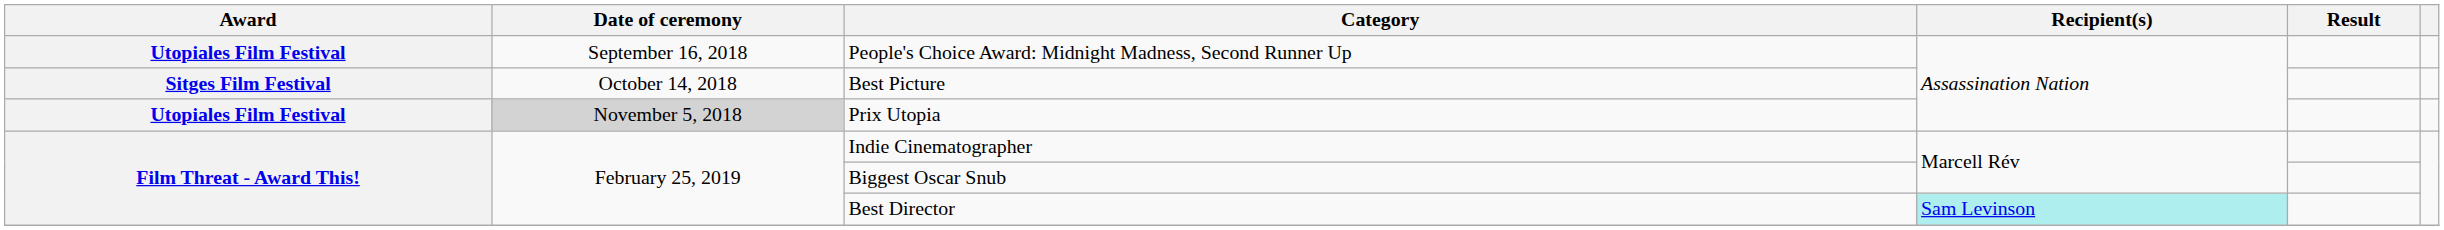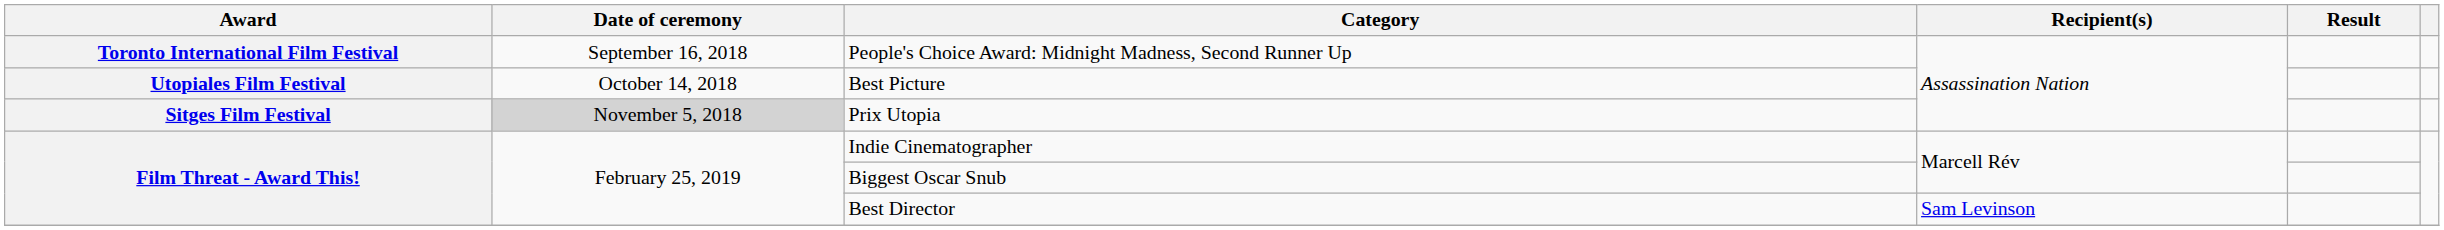(248, 51) Utopiales Film Festival -> (248, 51) Toronto International Film Festival
(248, 83) Sitges Film Festival -> (248, 83) Utopiales Film Festival
(248, 114) Utopiales Film Festival -> (248, 114) Sitges Film Festival
(1978, 209) paleturquoise background -> (1978, 209) no background
